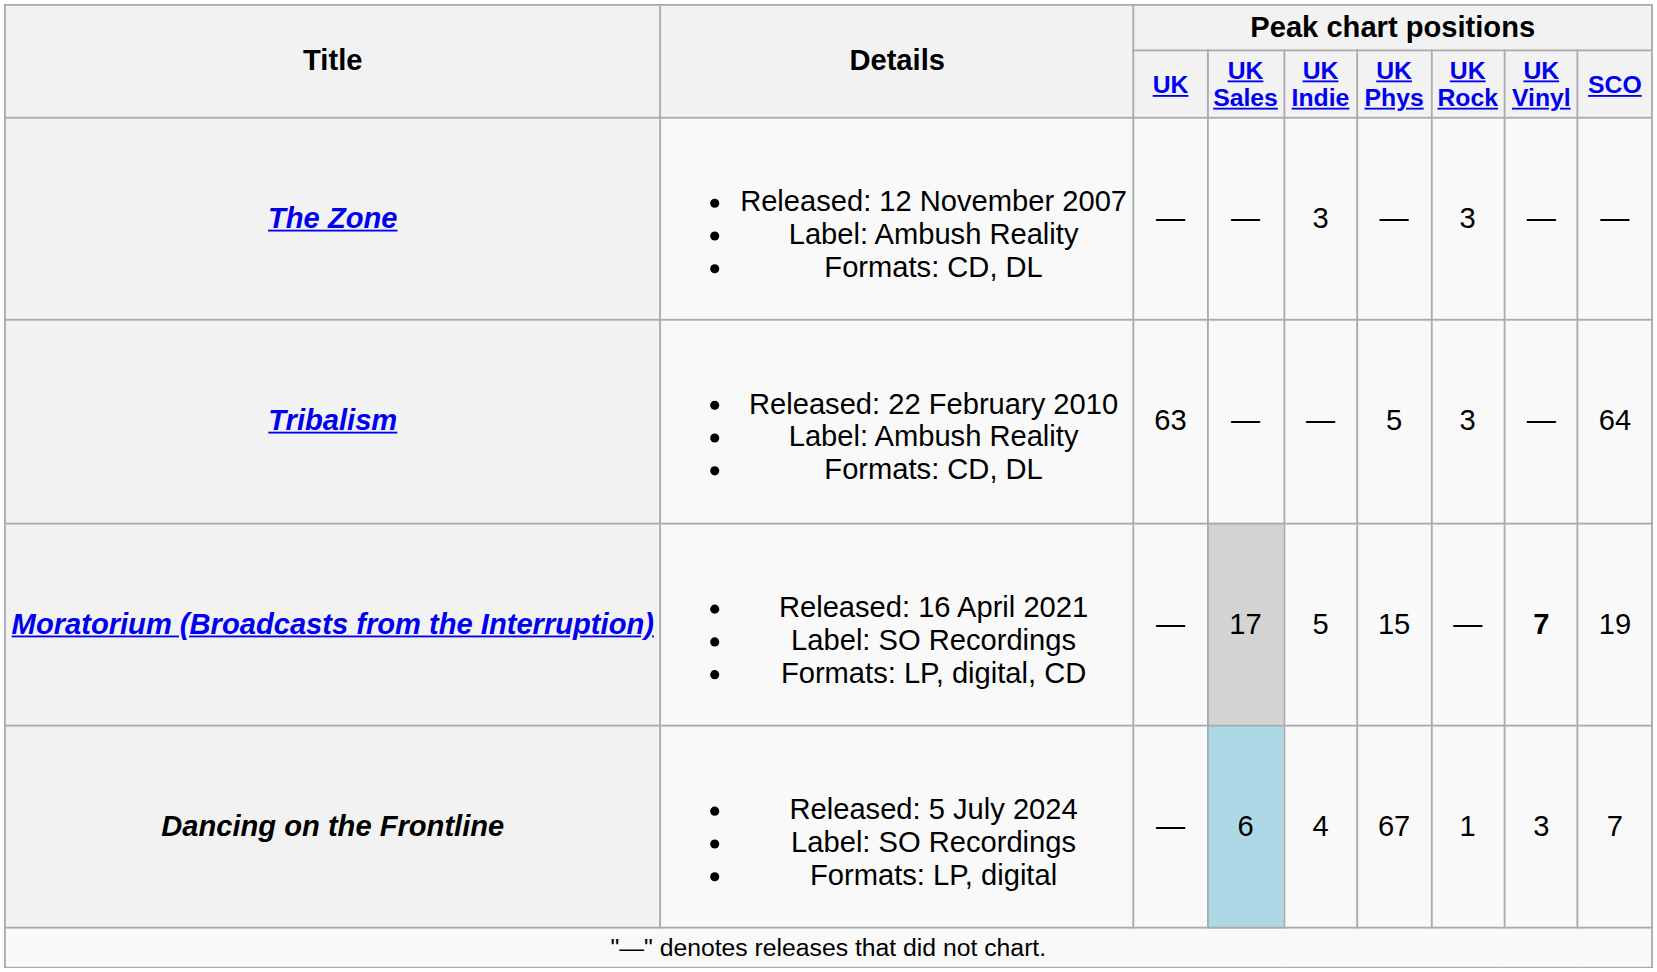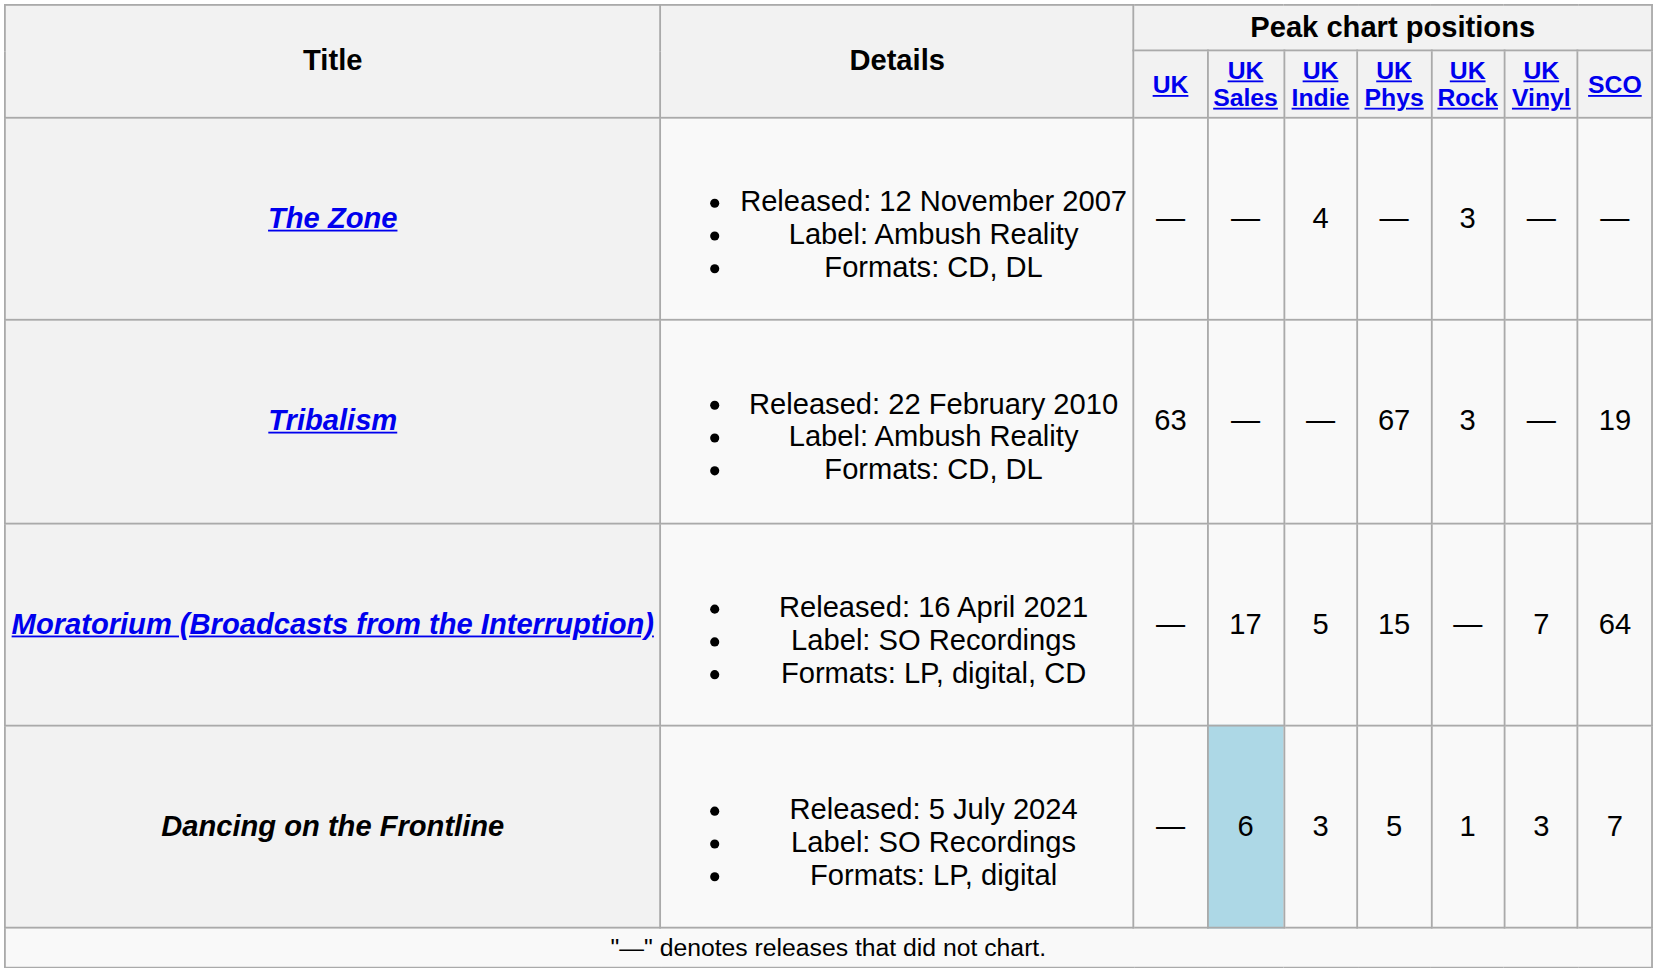(1321, 218) 3 -> (1321, 218) 4
(1394, 421) 5 -> (1394, 421) 67
(1615, 421) 64 -> (1615, 421) 19
(1246, 623) lightgrey background -> (1246, 623) no background
(1541, 623) bold -> (1541, 623) normal
(1615, 623) 19 -> (1615, 623) 64
(1321, 826) 4 -> (1321, 826) 3
(1394, 826) 67 -> (1394, 826) 5
